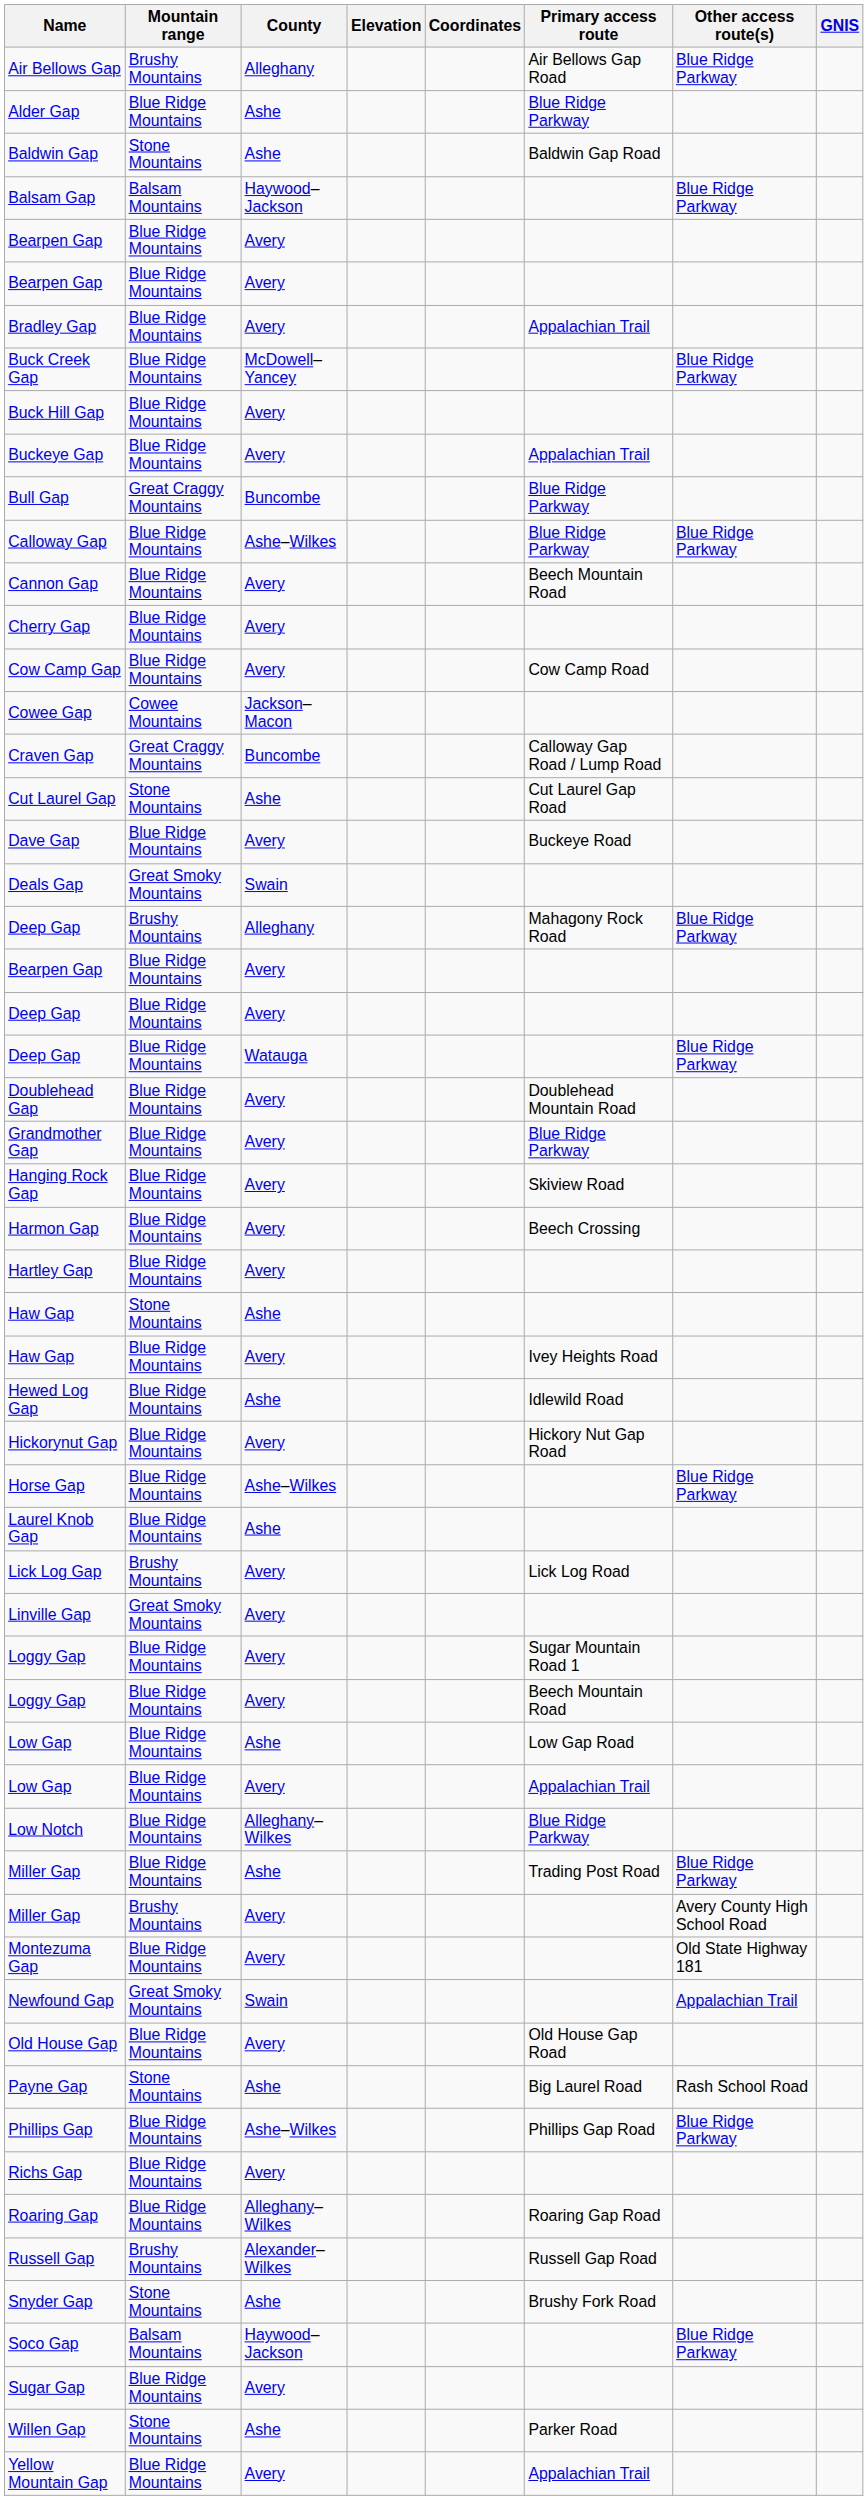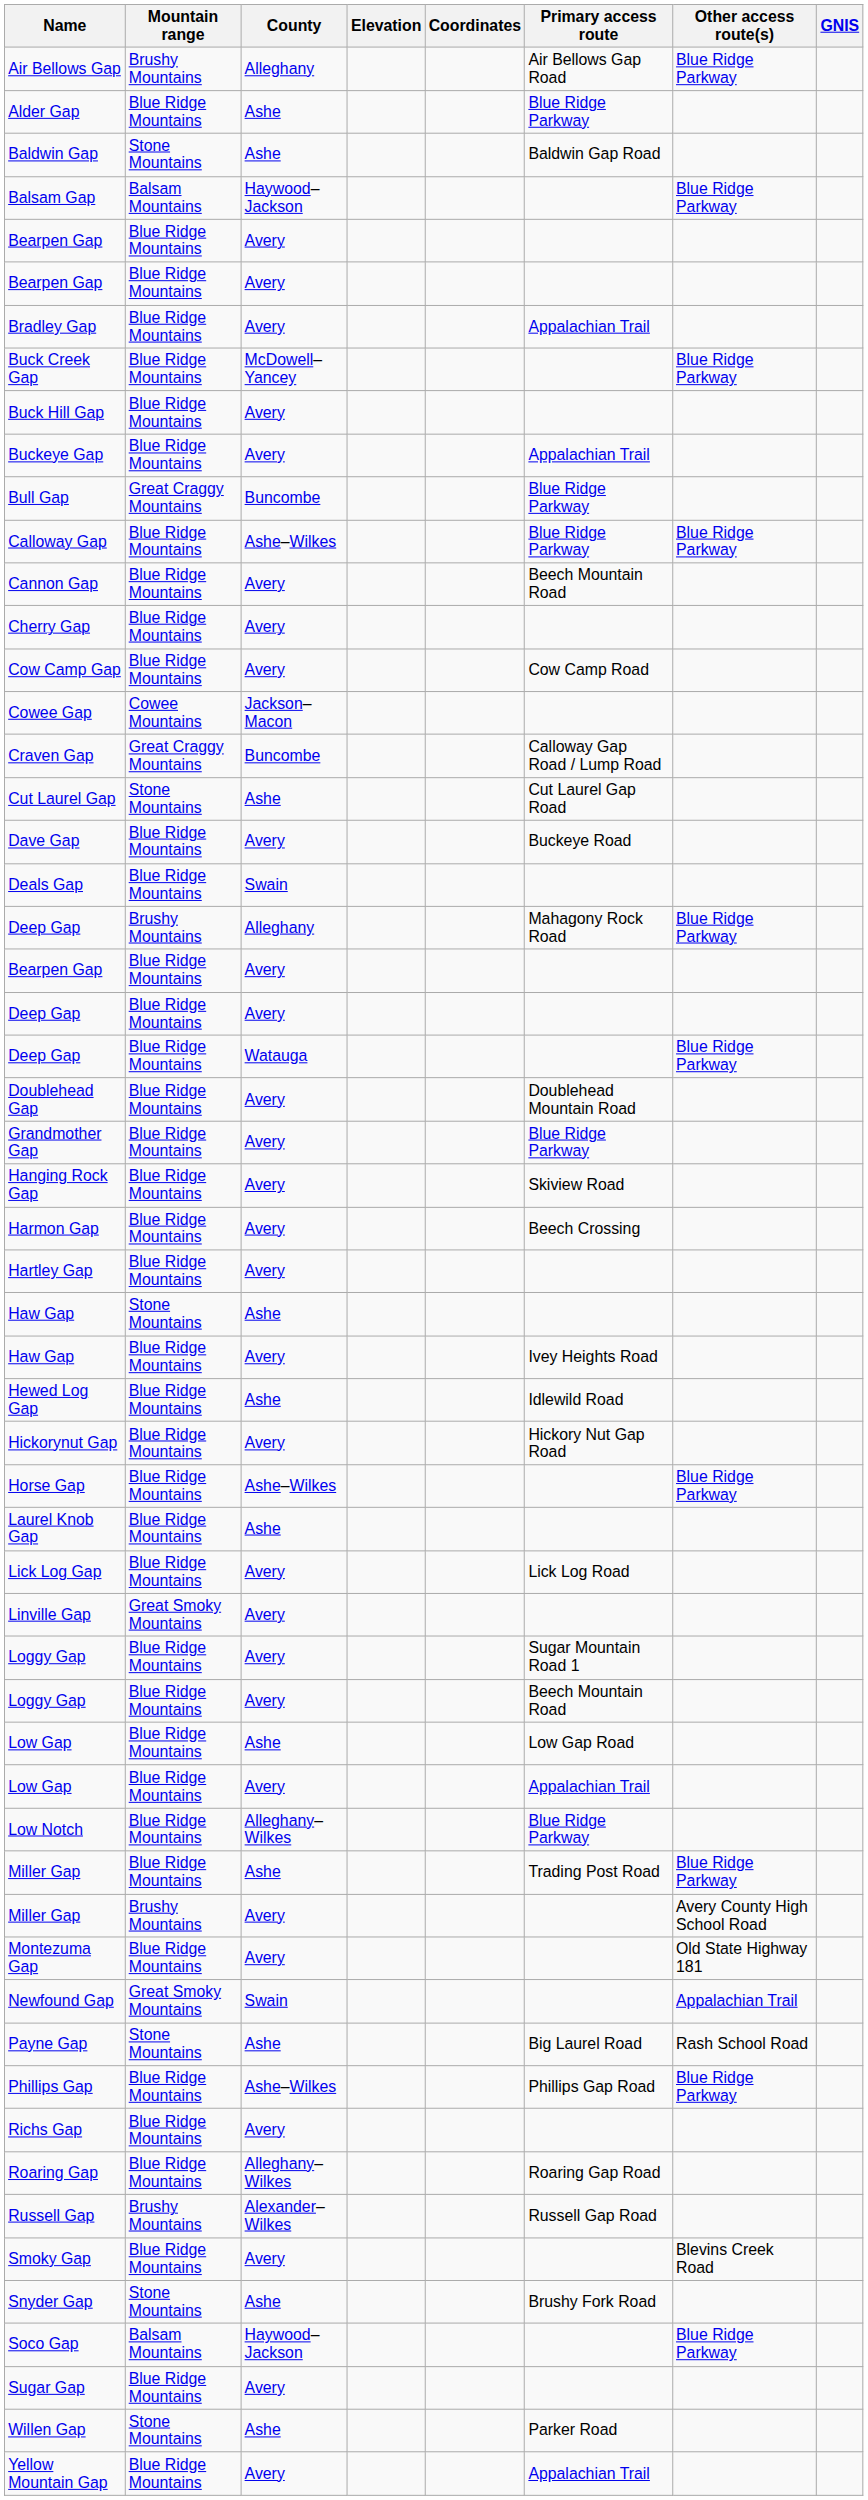(175, 884) Great Smoky Mountains -> (167, 884) Blue Ridge Mountains
(165, 1571) Brushy Mountains -> (167, 1571) Blue Ridge Mountains
- row: (63, 2044)
+ row: (50, 2258)
